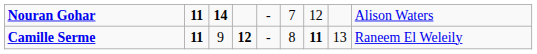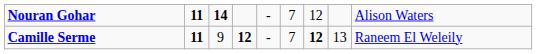(292, 37) 8 -> (292, 37) 7
(316, 37) 11 -> (316, 37) 12
